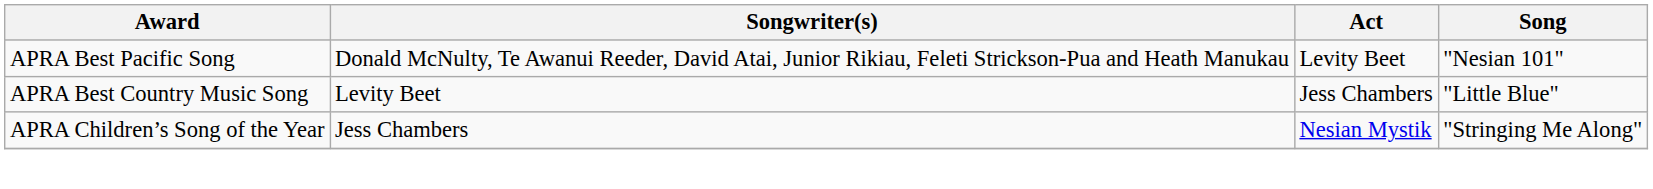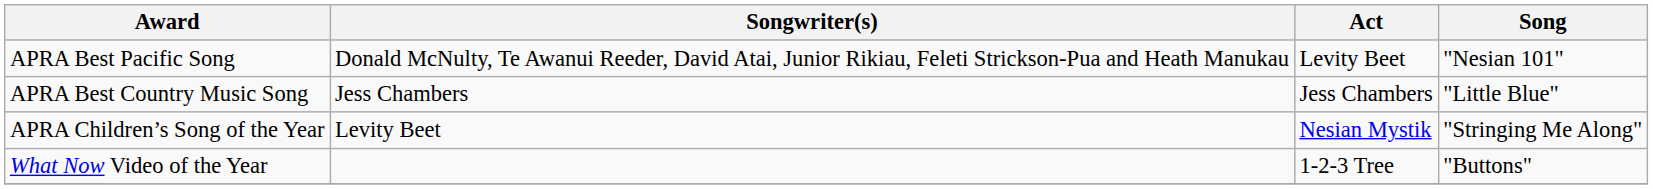(388, 93) Levity Beet -> (402, 93) Jess Chambers
(402, 129) Jess Chambers -> (388, 129) Levity Beet
+ row: (139, 165)
